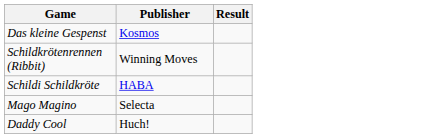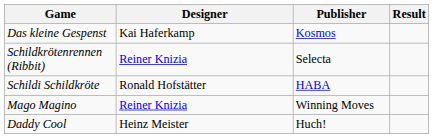+ column: (205, 14)
(158, 59) Winning Moves -> (313, 59) Selecta
(137, 104) Selecta -> (335, 104) Winning Moves
